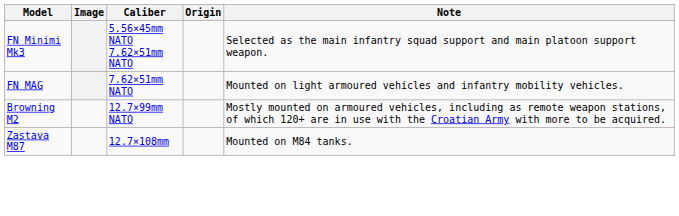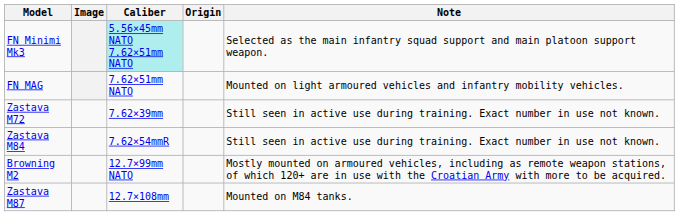(136, 46) no background -> (136, 46) paleturquoise background
+ row: (28, 113)
+ row: (28, 141)
